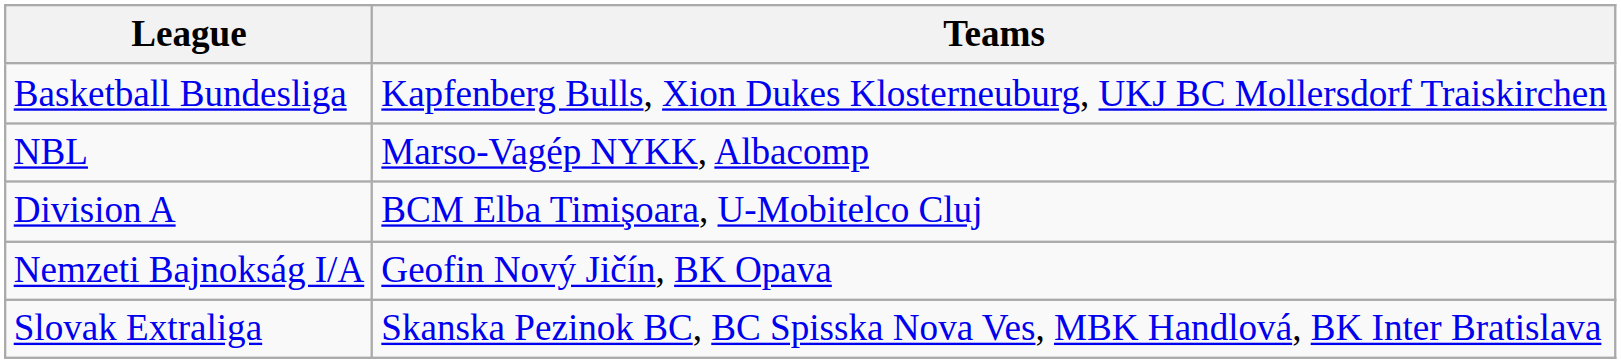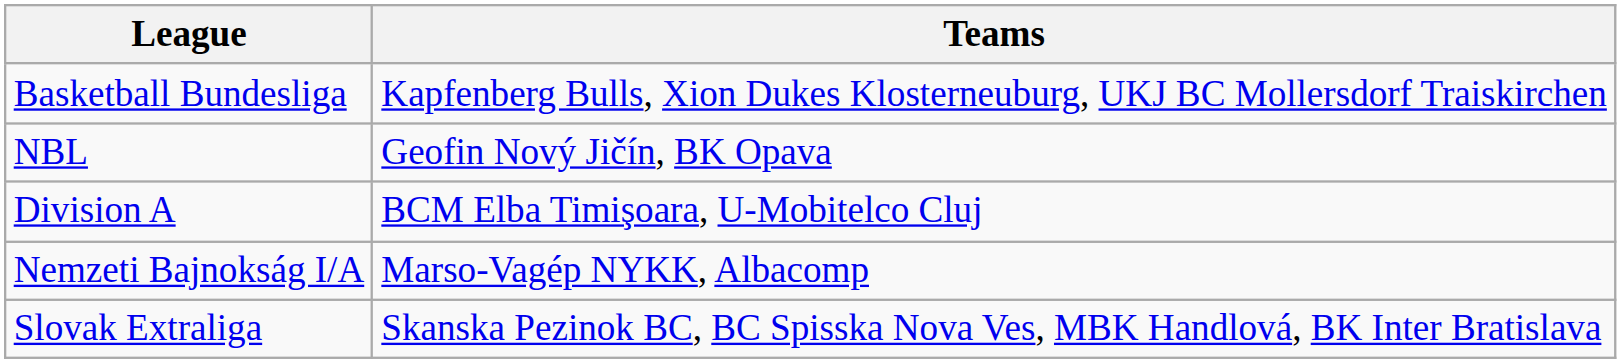(625, 151) Marso-Vagép NYKK, Albacomp -> (607, 151) Geofin Nový Jičín, BK Opava
(607, 269) Geofin Nový Jičín, BK Opava -> (625, 269) Marso-Vagép NYKK, Albacomp
